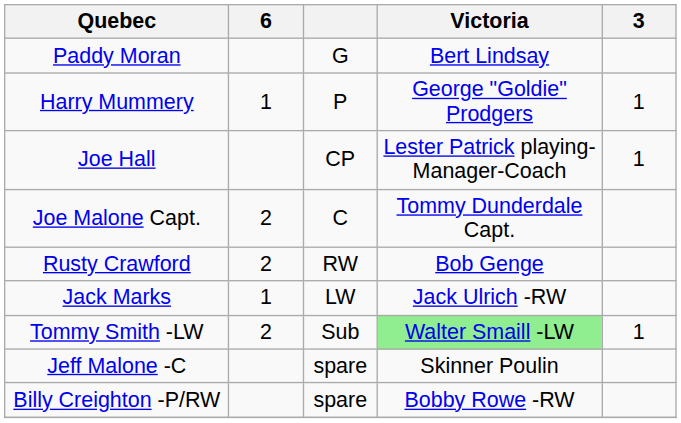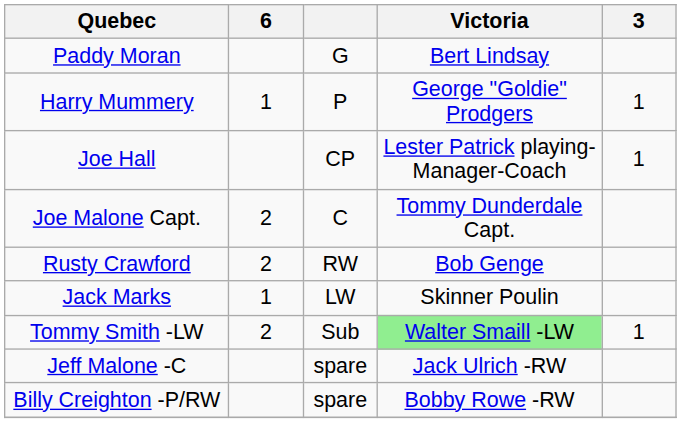(489, 297) Jack Ulrich -RW -> (489, 297) Skinner Poulin
(489, 365) Skinner Poulin -> (489, 365) Jack Ulrich -RW
